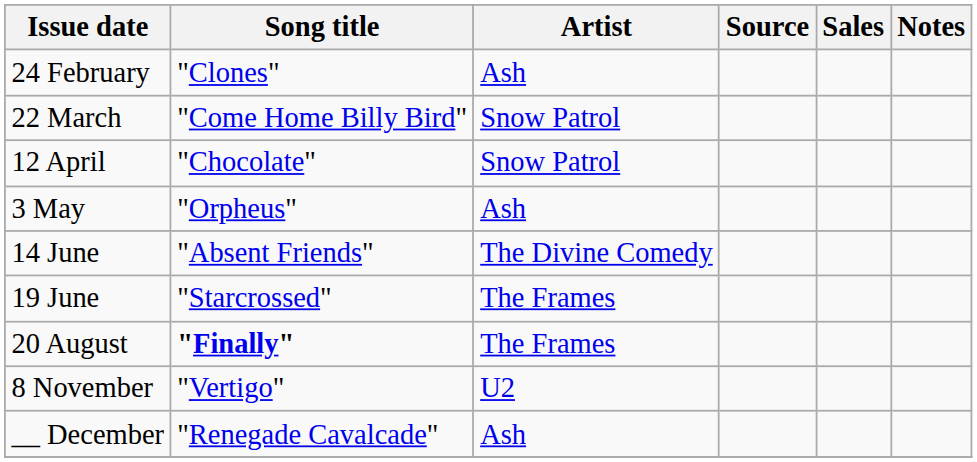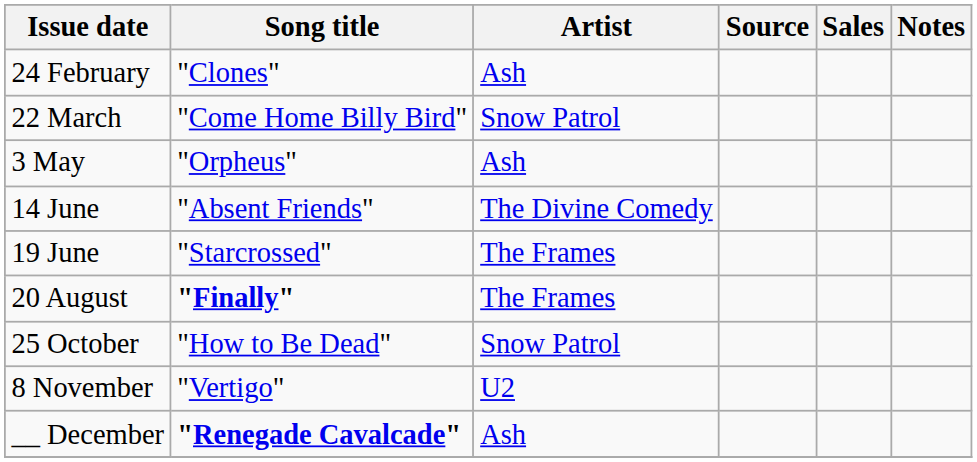- row: (59, 162)
+ row: (75, 343)
(308, 433) normal -> (319, 433) bold
